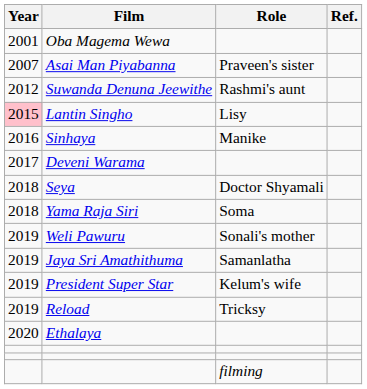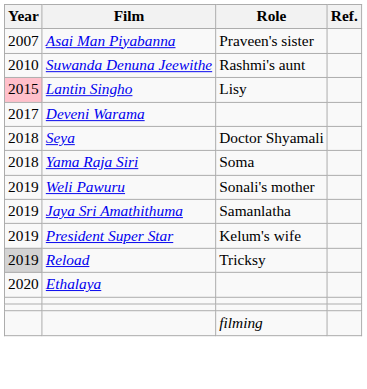- row: (108, 41)
(23, 89) 2012 -> (23, 65) 2010
- row: (71, 138)
(23, 308) no background -> (23, 260) lightgrey background
